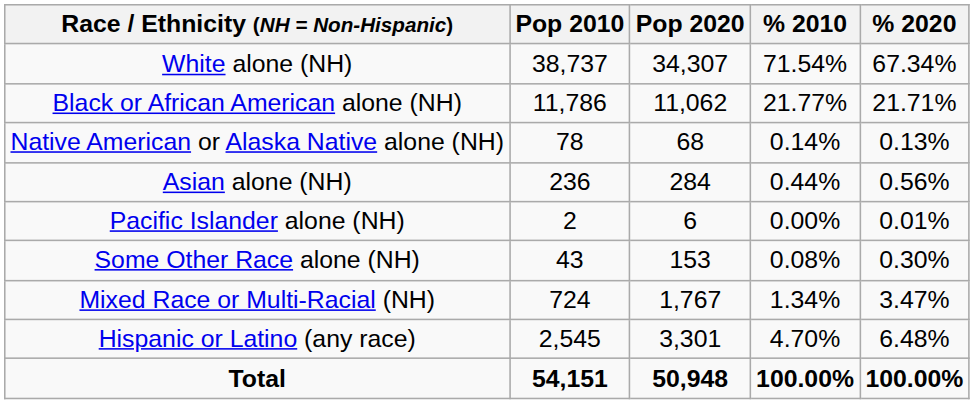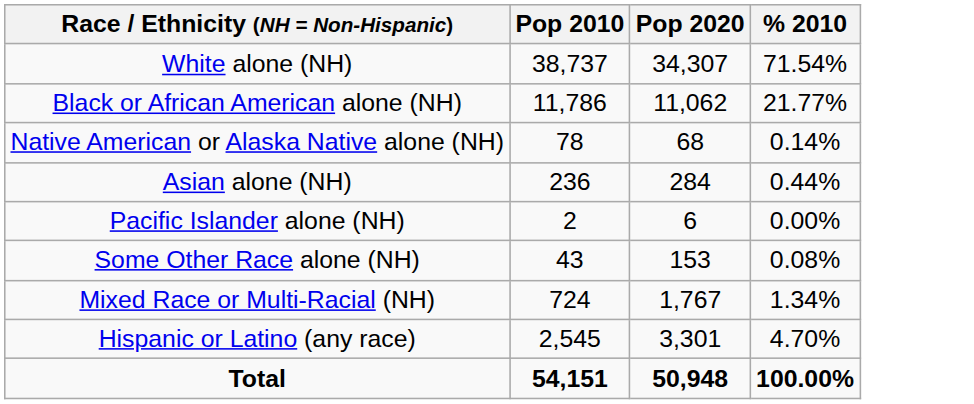- column: (914, 24)
